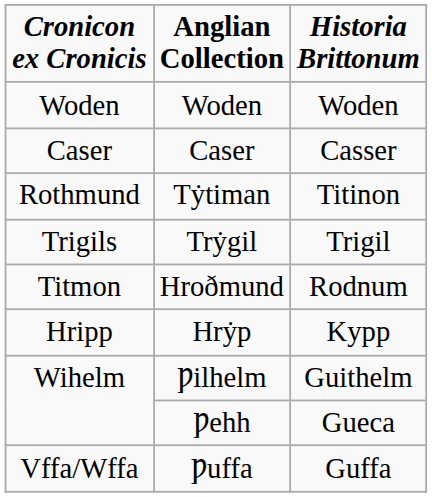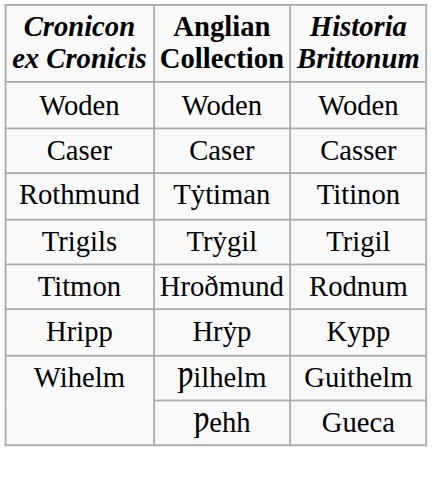- row: (222, 468)
